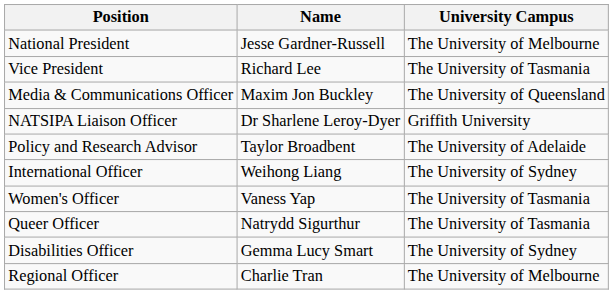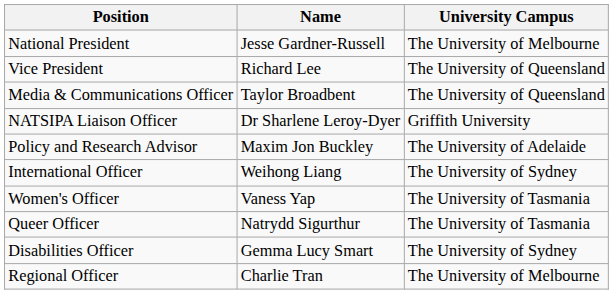(499, 69) The University of Tasmania -> (506, 69) The University of Queensland
(307, 95) Maxim Jon Buckley -> (298, 95) Taylor Broadbent
(298, 146) Taylor Broadbent -> (307, 146) Maxim Jon Buckley
